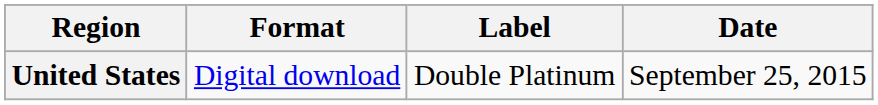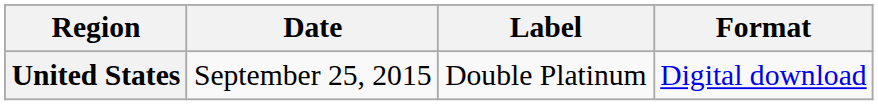columns swapped: (748, 27) <-> (297, 27)
